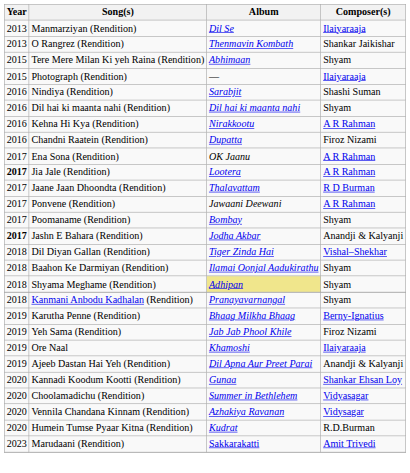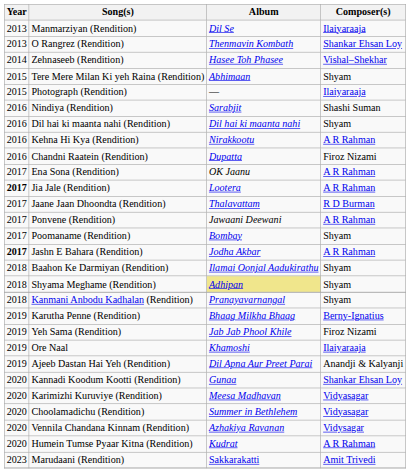(359, 44) Shankar Jaikishar -> (363, 44) Shankar Ehsan Loy
+ row: (77, 60)
(363, 236) Anandji & Kalyanji -> (349, 252) A R Rahman
- row: (91, 252)
+ row: (97, 396)
(349, 428) R.D.Burman -> (349, 444) A R Rahman
